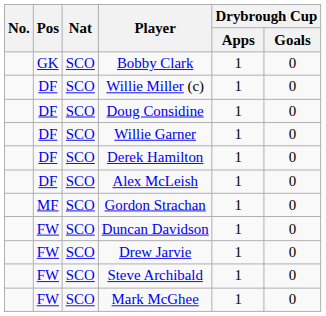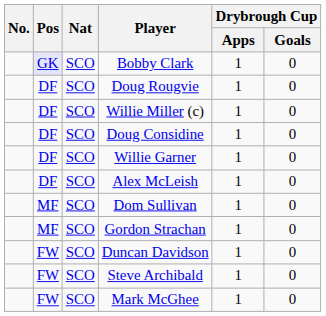(48, 63) no background -> (48, 63) lavender background
+ row: (155, 87)
- row: (155, 157)
+ row: (155, 205)
- row: (155, 252)
